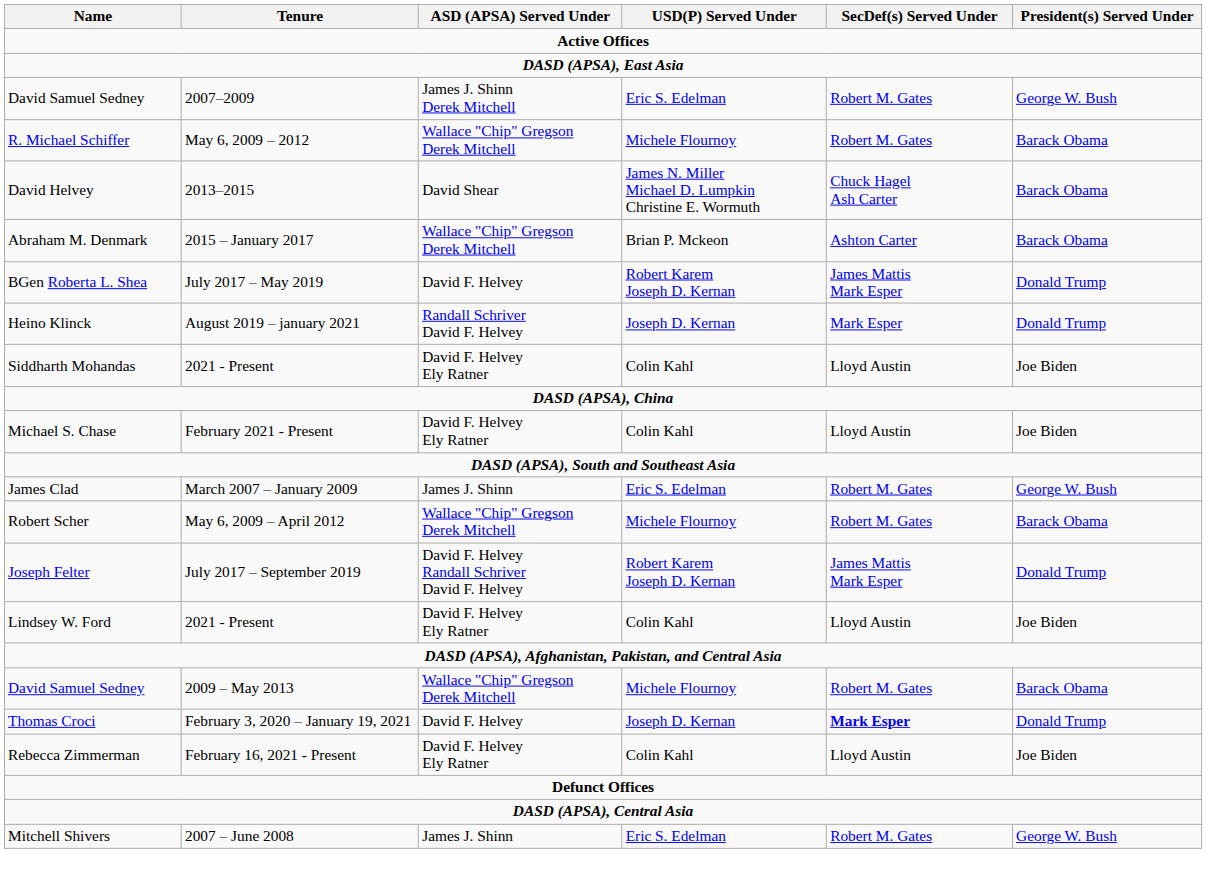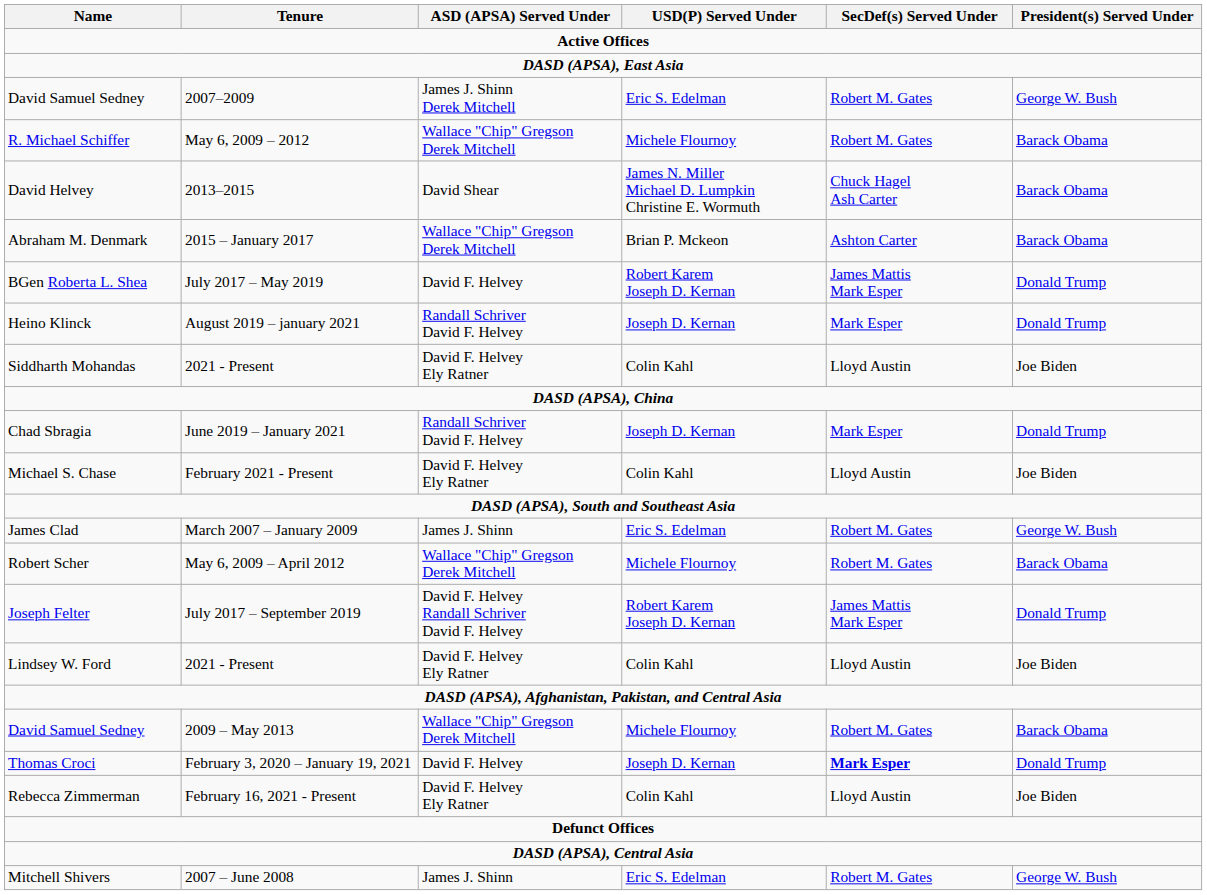+ row: (50, 431)
